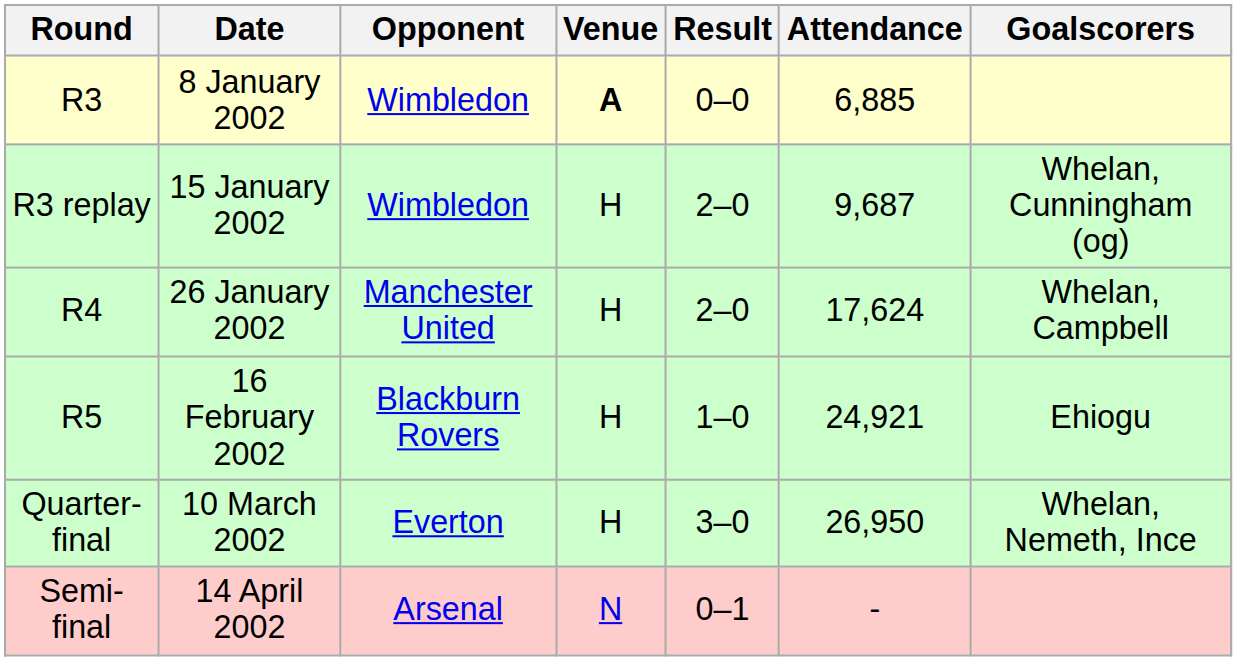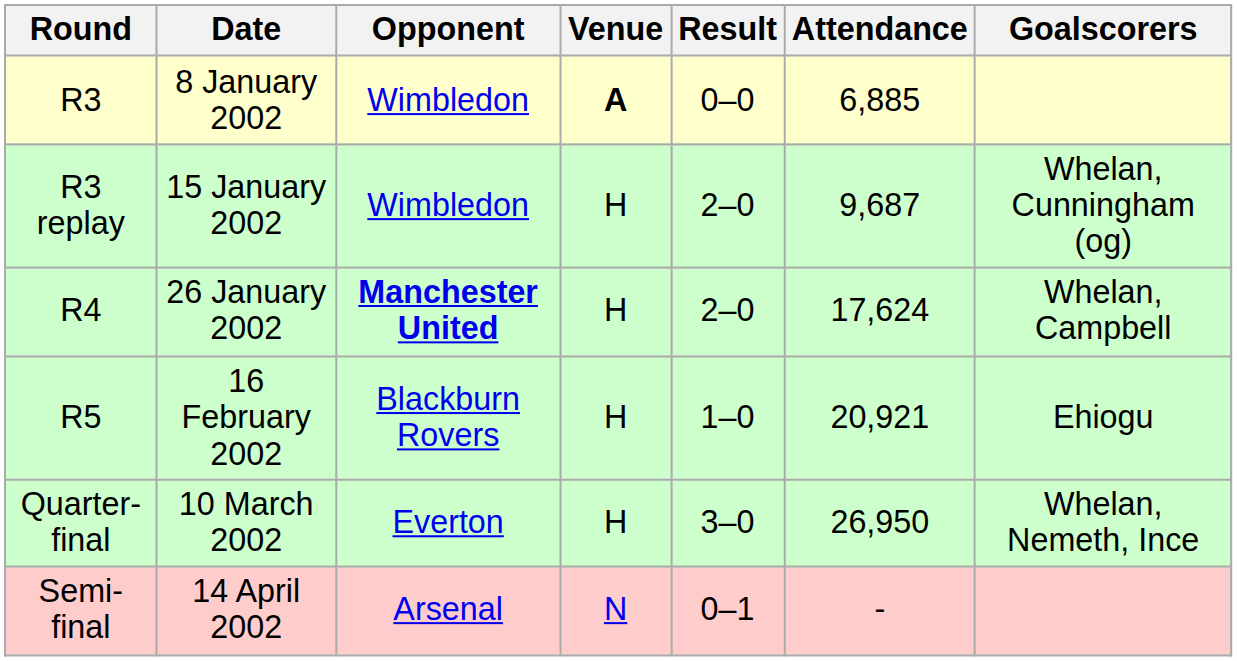(448, 311) normal -> (448, 311) bold
(875, 416) 24,921 -> (880, 416) 20,921
